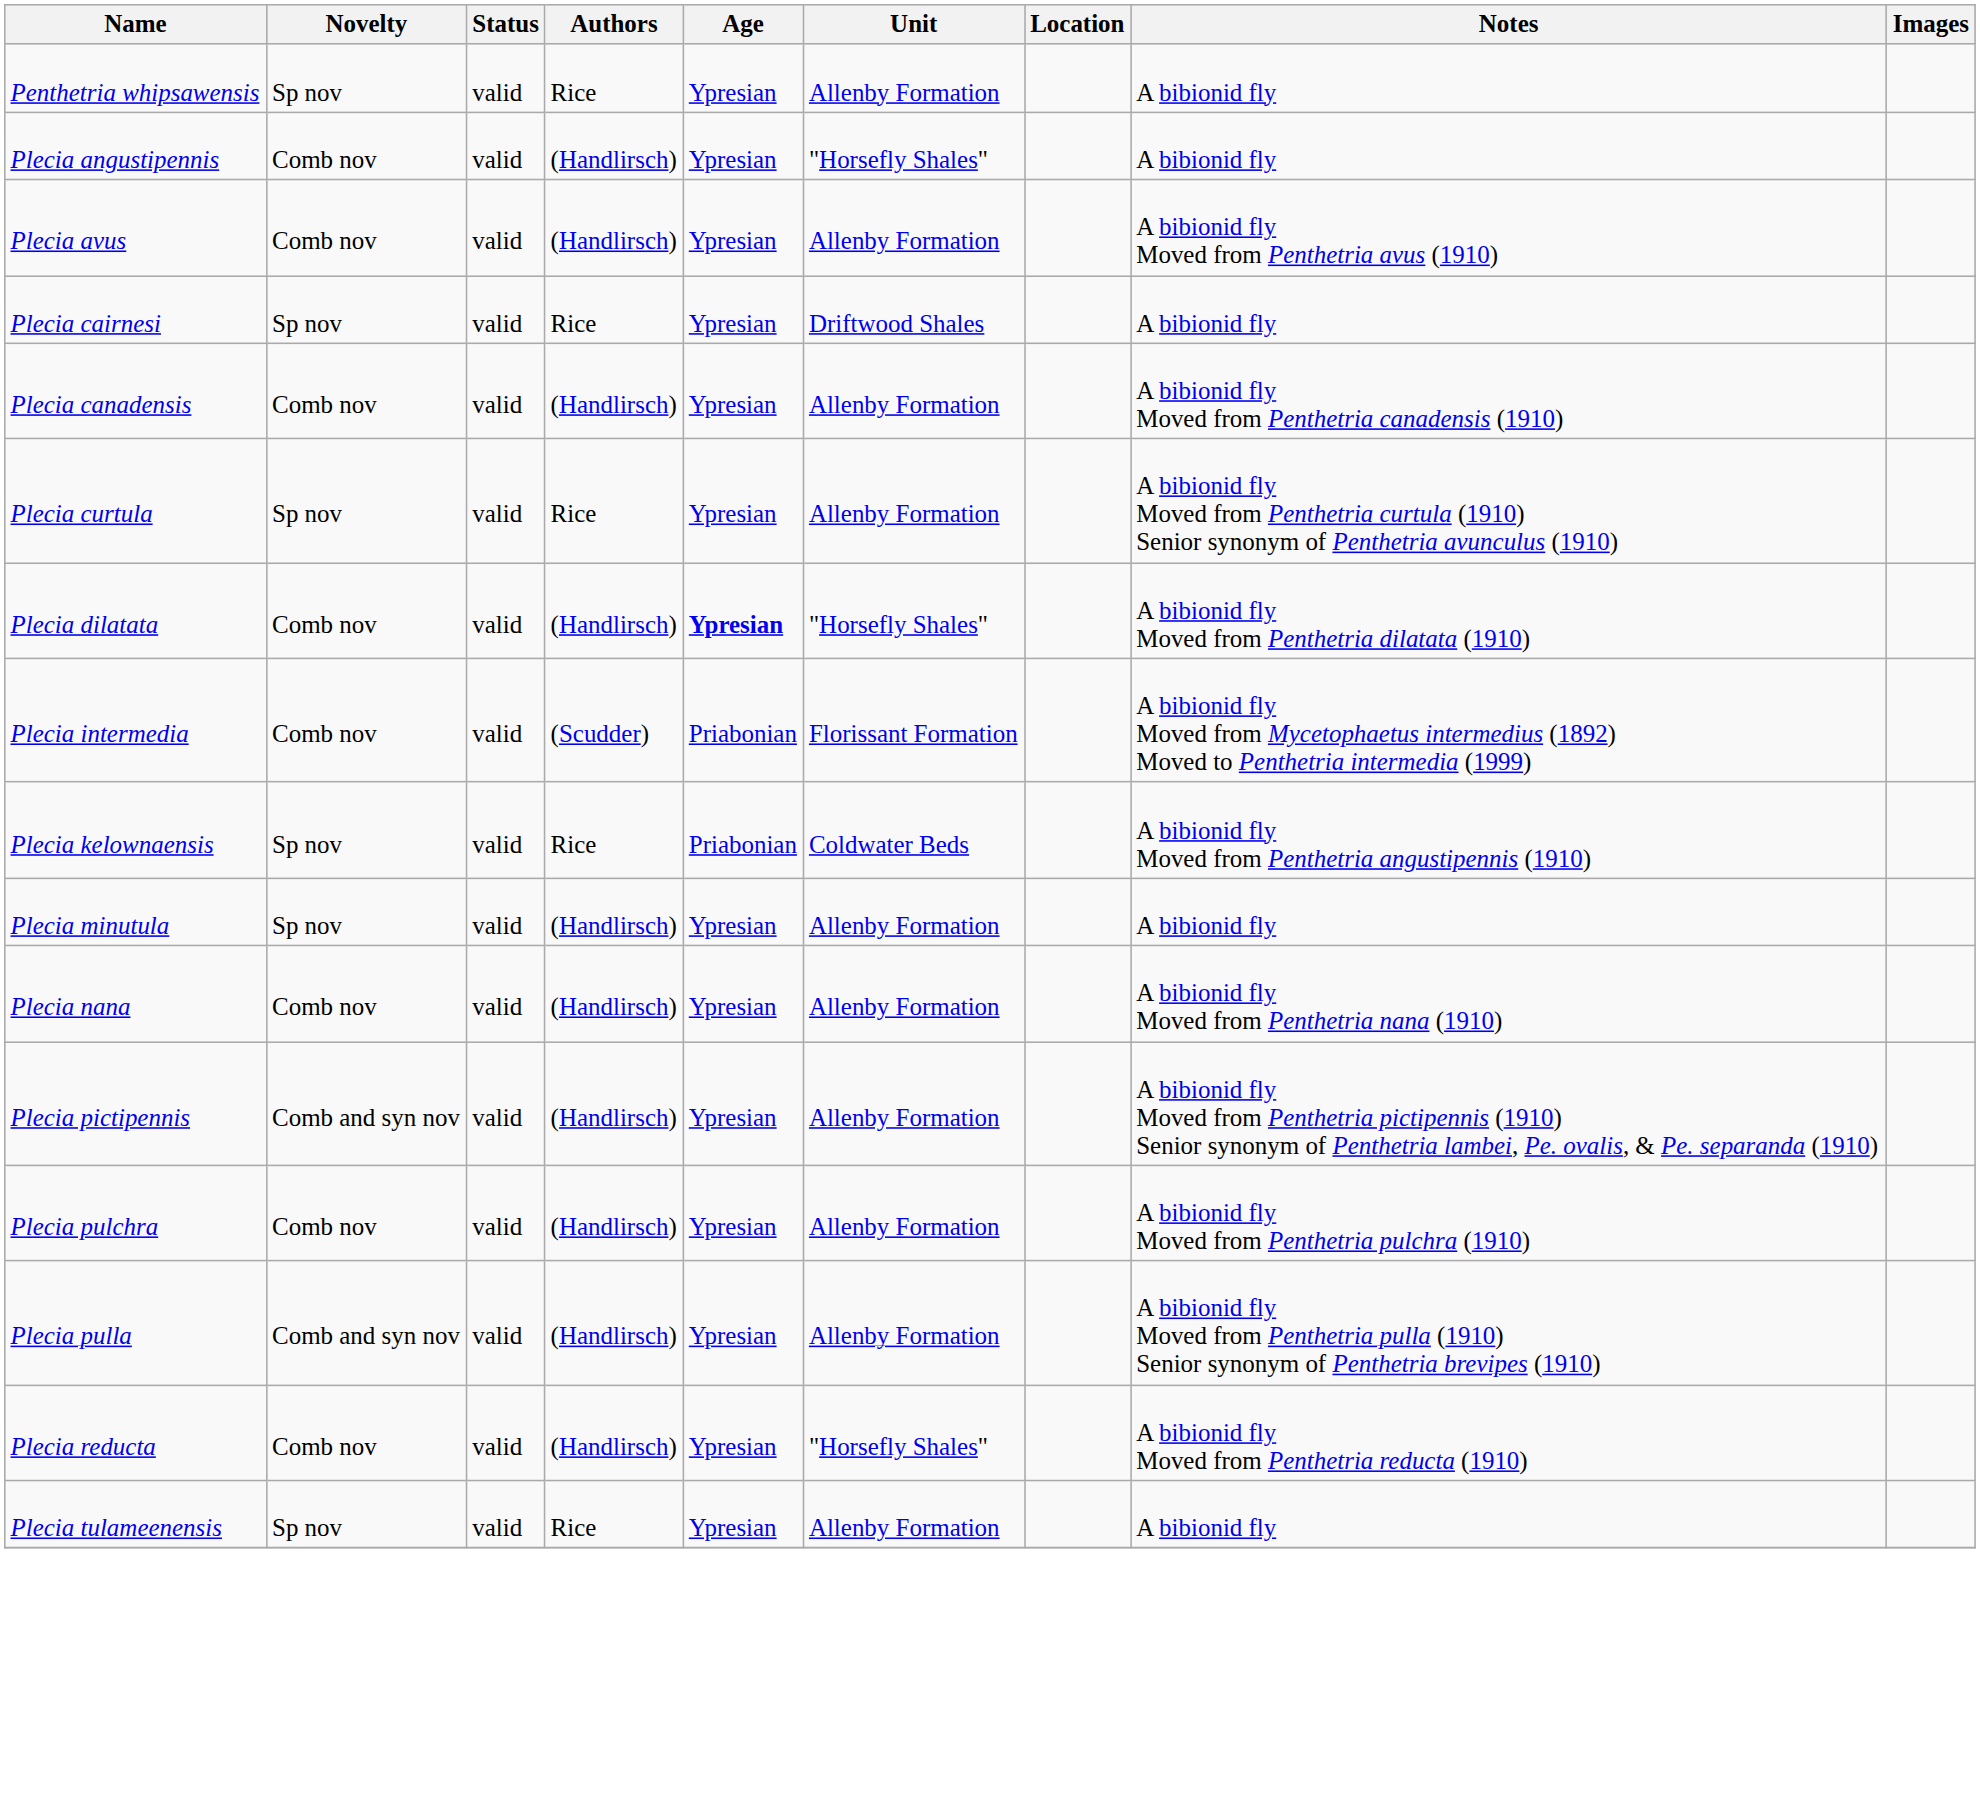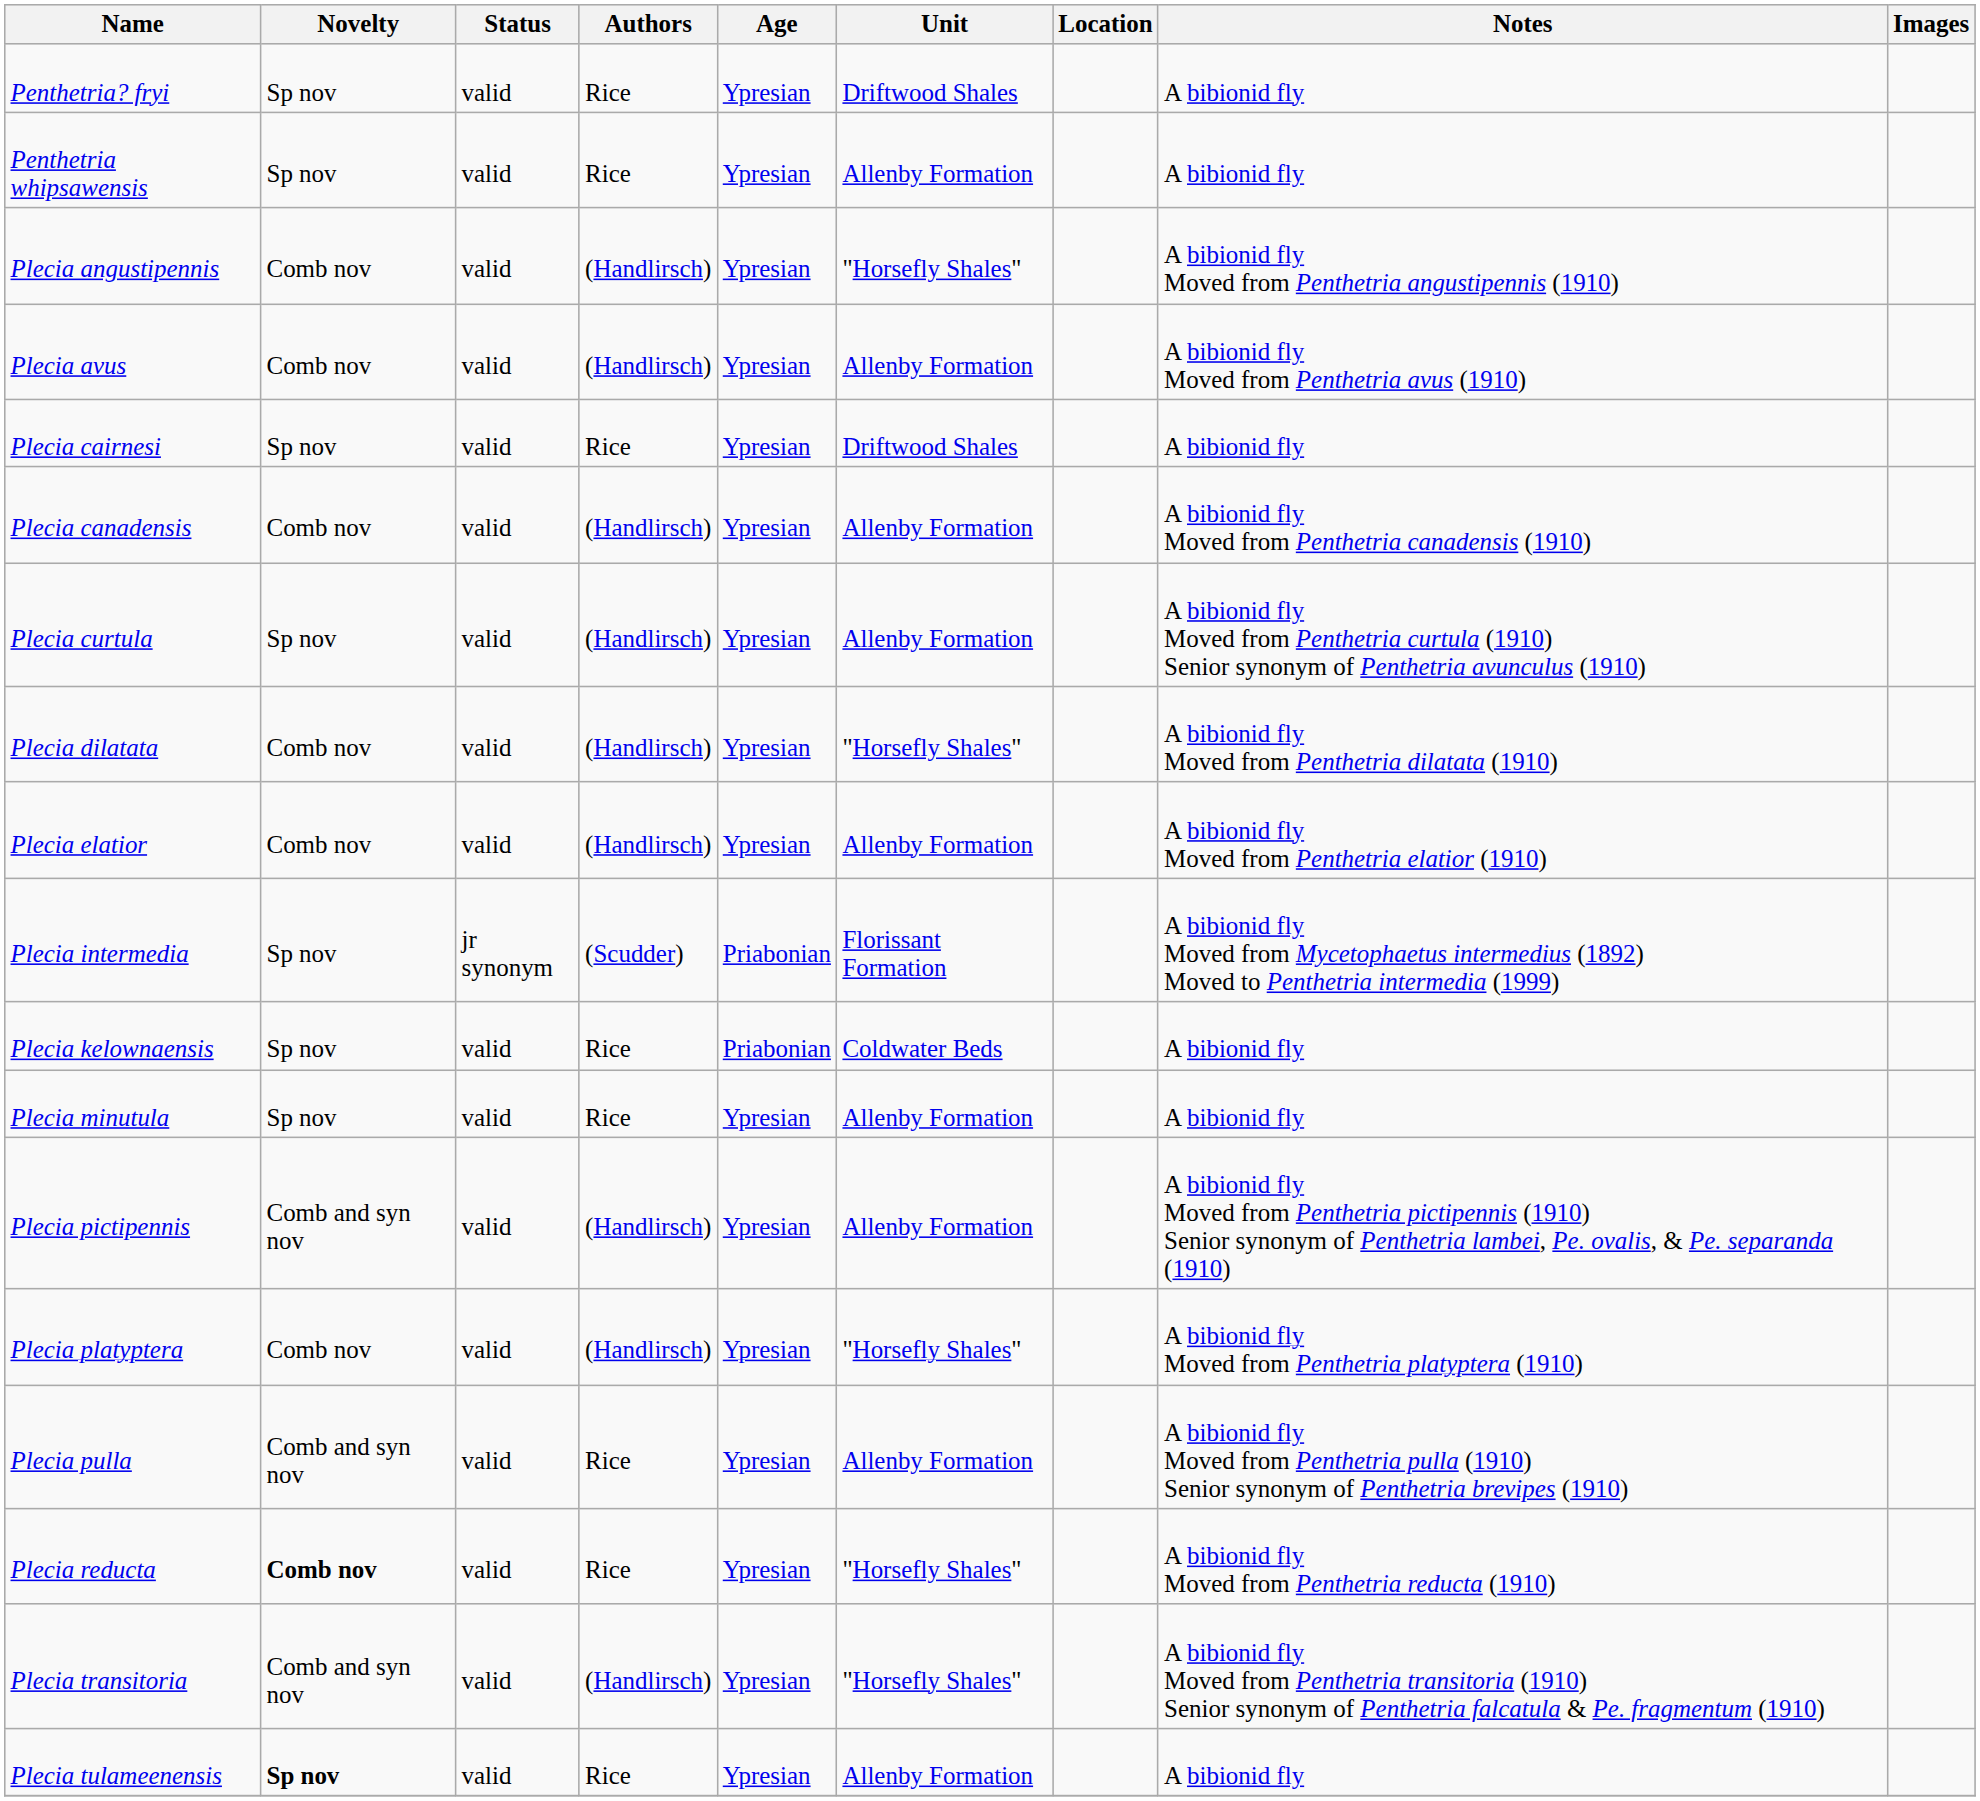+ row: (90, 91)
(1206, 159) A bibionid fly -> (1391, 269) A bibionid fly Moved from Penthetria angustipennis (1910)
(573, 514) Rice -> (648, 638) (Handlirsch)
(736, 624) bold -> (767, 748) normal
+ row: (79, 843)
(324, 734) Comb nov -> (302, 953) Sp nov
(497, 734) valid -> (507, 953) jr synonym
(1364, 843) A bibionid fly Moved from Penthetria angustipennis (1910) -> (1234, 1049) A bibionid fly
(614, 925) (Handlirsch) -> (608, 1117) Rice
- row: (70, 1007)
+ row: (97, 1350)
- row: (84, 1226)
(614, 1336) (Handlirsch) -> (608, 1460) Rice
(324, 1446) normal -> (322, 1570) bold
(614, 1446) (Handlirsch) -> (608, 1570) Rice
+ row: (99, 1680)
(307, 1528) normal -> (303, 1775) bold
